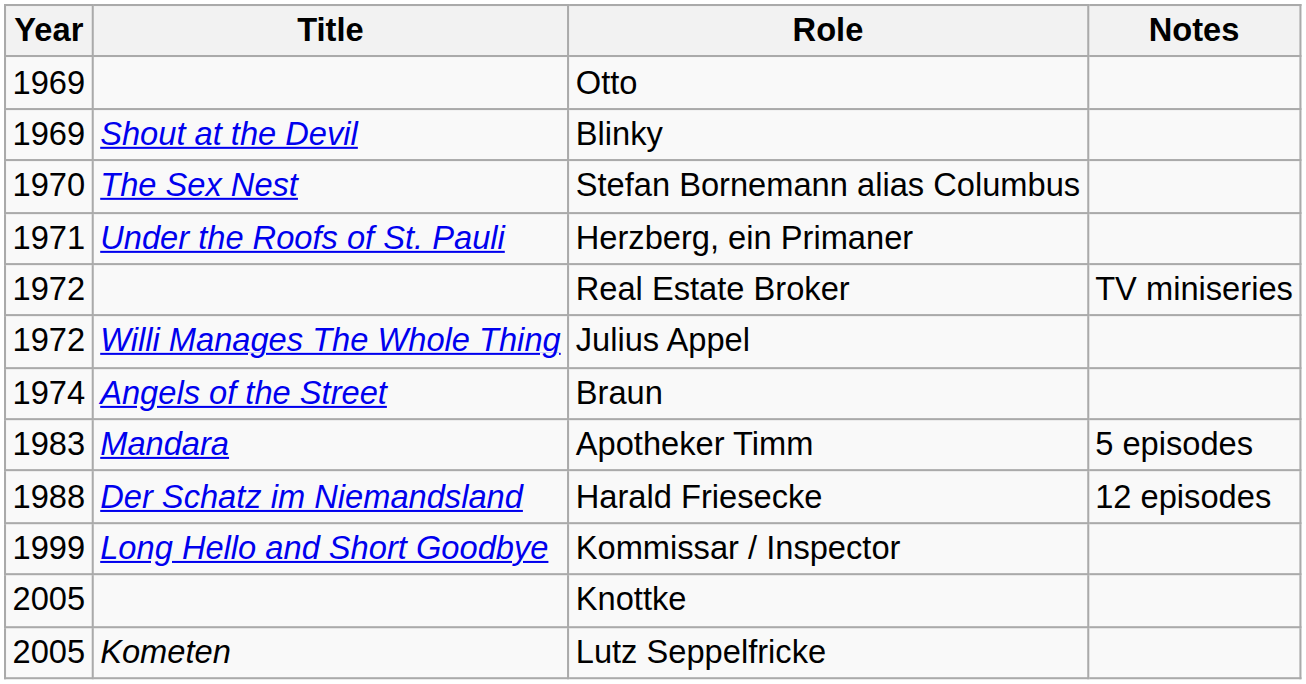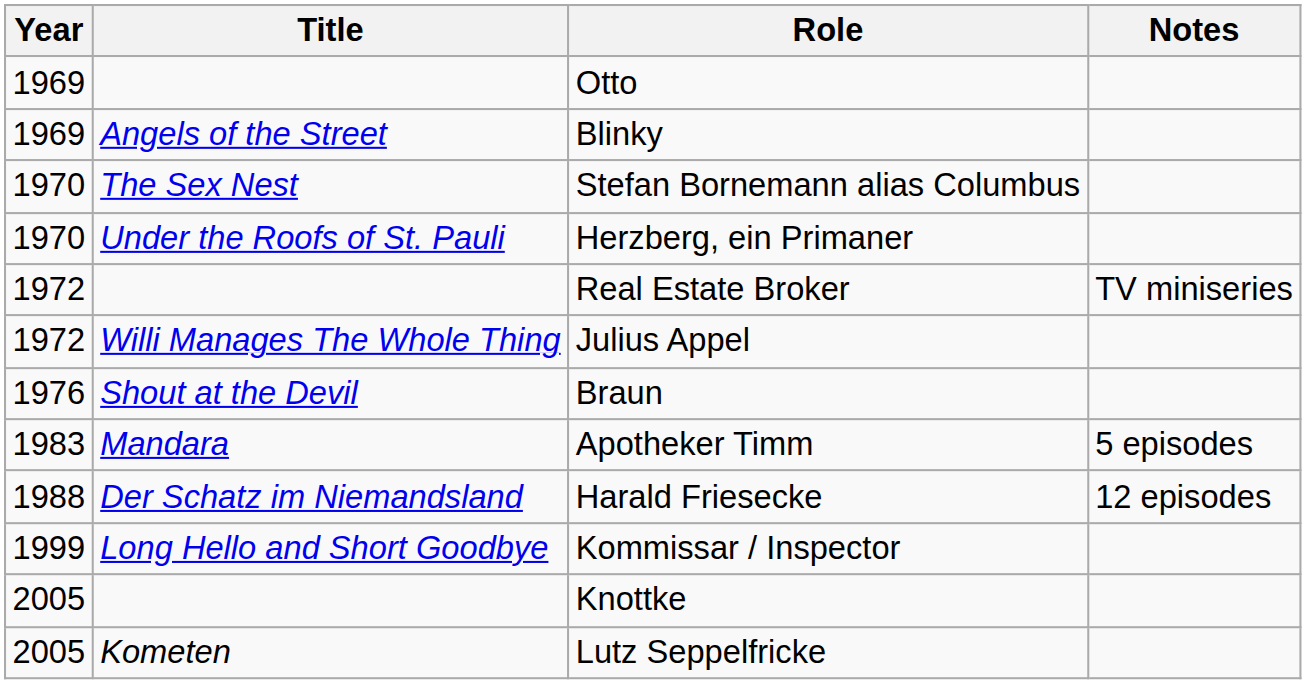(229, 133) Shout at the Devil -> (244, 133) Angels of the Street
(49, 237) 1971 -> (49, 237) 1970
(49, 392) 1974 -> (49, 392) 1976
(244, 392) Angels of the Street -> (229, 392) Shout at the Devil
